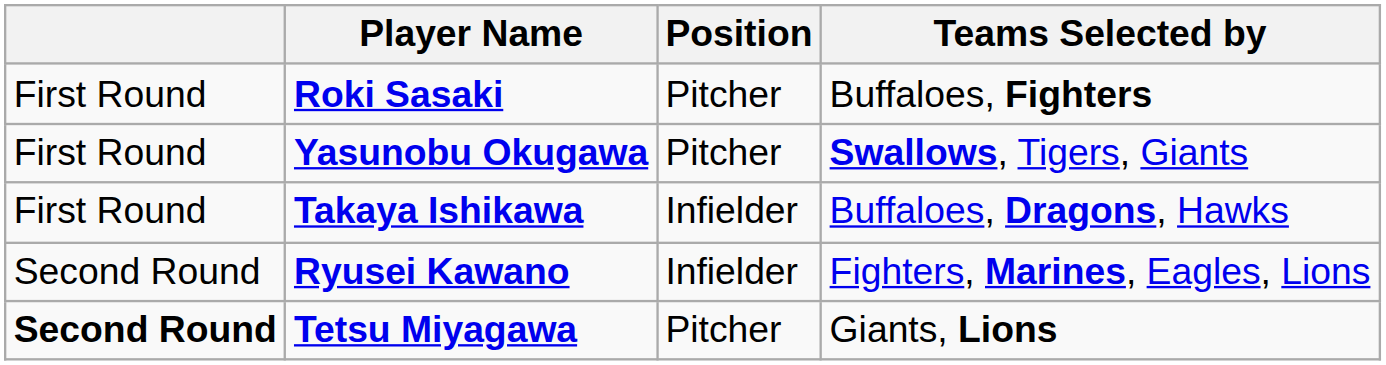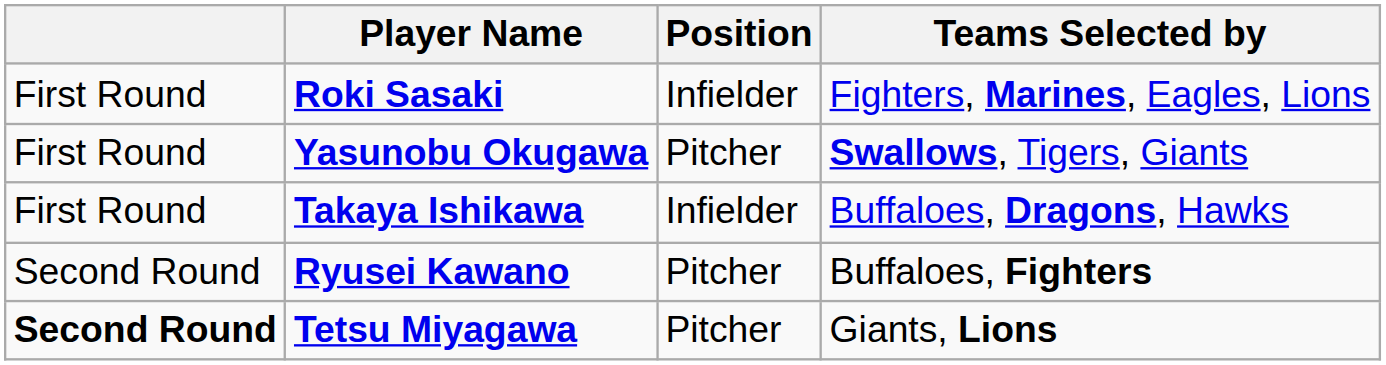(723, 93) Pitcher -> (732, 93) Infielder
(991, 93) Buffaloes, Fighters -> (1100, 93) Fighters, Marines, Eagles, Lions
(732, 270) Infielder -> (723, 270) Pitcher
(1100, 270) Fighters, Marines, Eagles, Lions -> (991, 270) Buffaloes, Fighters
